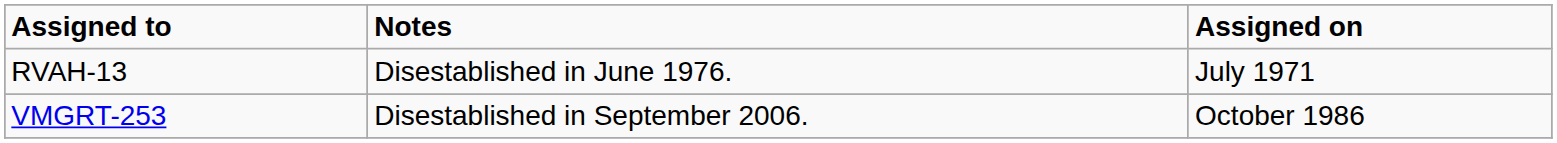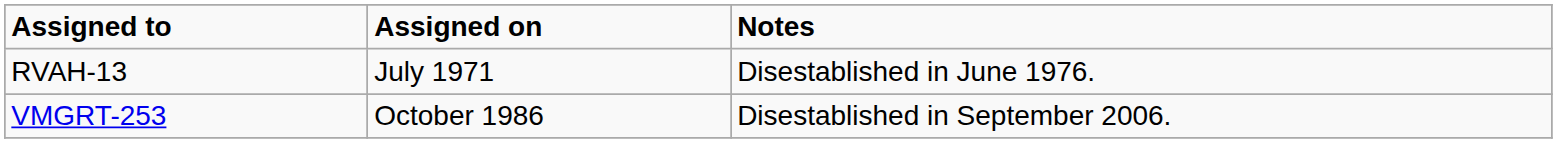columns swapped: (1279, 26) <-> (413, 26)
